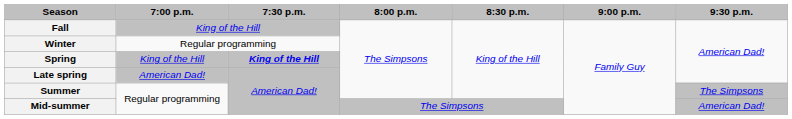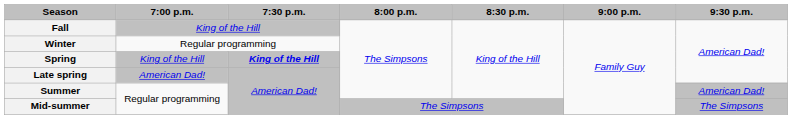(731, 91) The Simpsons -> (731, 91) American Dad!
(731, 106) American Dad! -> (731, 106) The Simpsons
